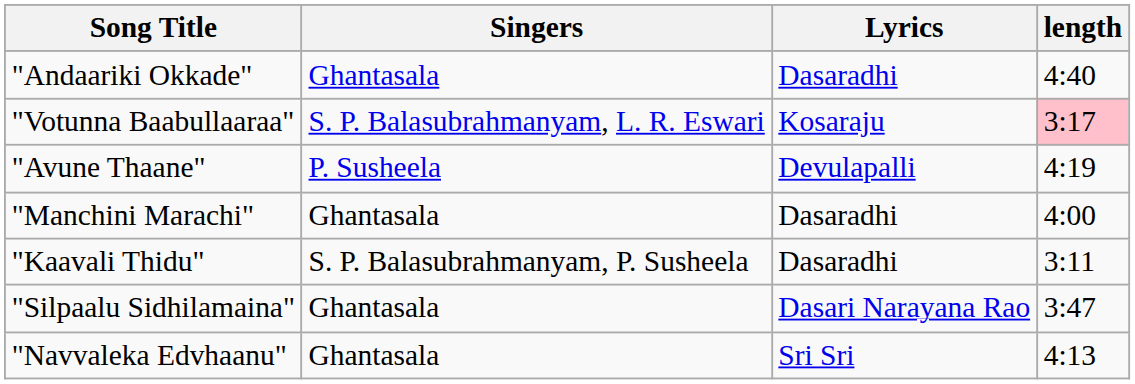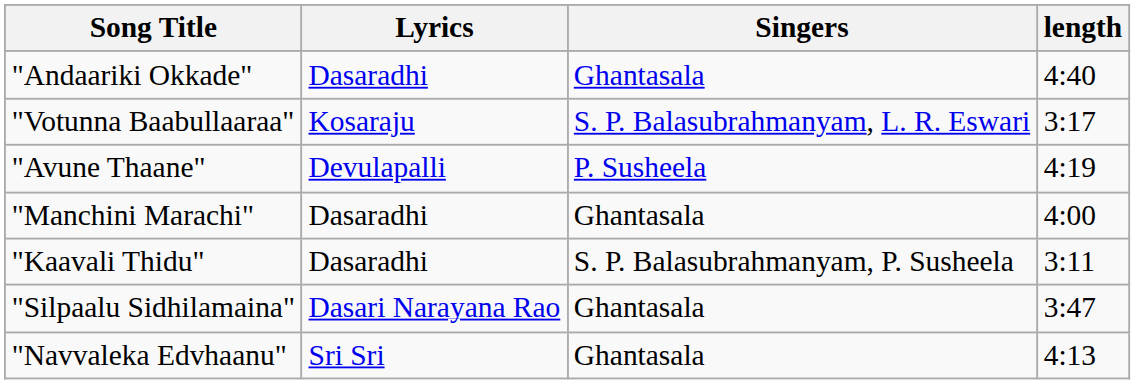columns swapped: (904, 27) <-> (537, 27)
(1070, 121) pink background -> (1070, 121) no background
